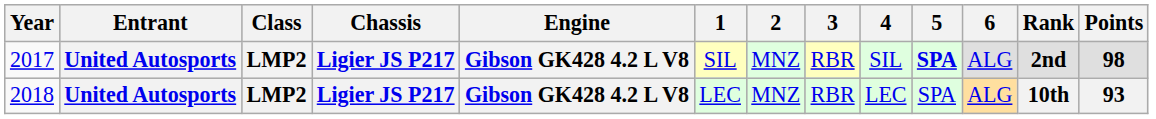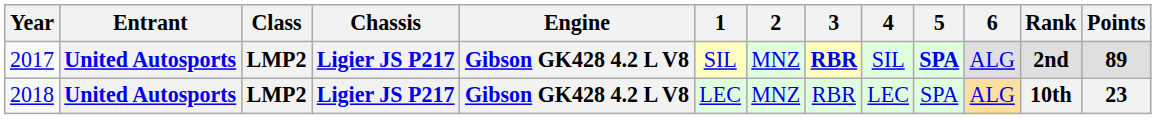(833, 59) normal -> (834, 59) bold
(1114, 59) 98 -> (1116, 59) 89
(1114, 95) 93 -> (1116, 95) 23
